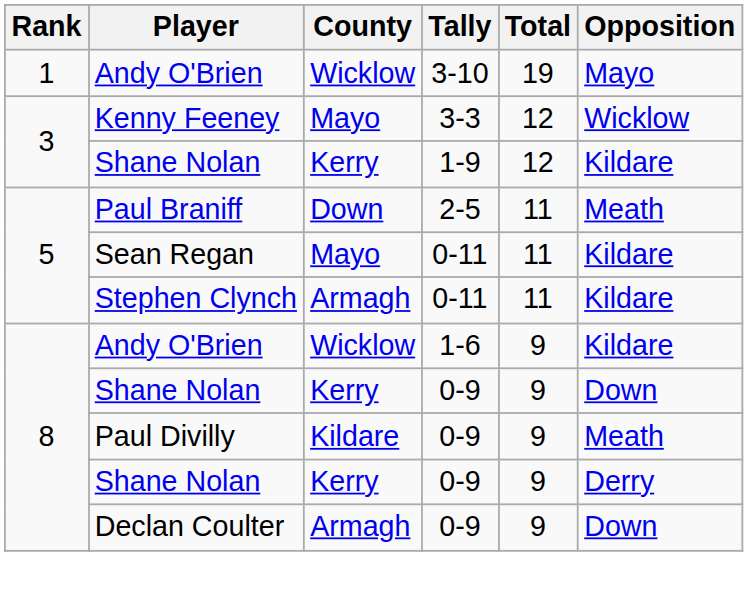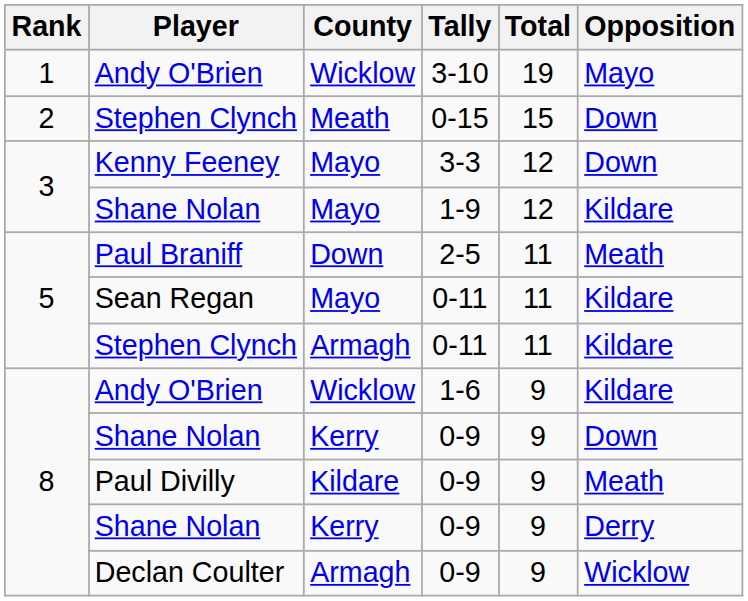+ row: (196, 118)
(637, 118) Wicklow -> (621, 163) Down
(344, 163) Kerry -> (345, 208) Mayo
(621, 526) Down -> (637, 572) Wicklow
